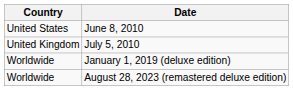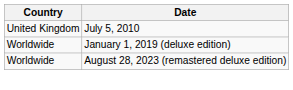- row: (114, 28)
